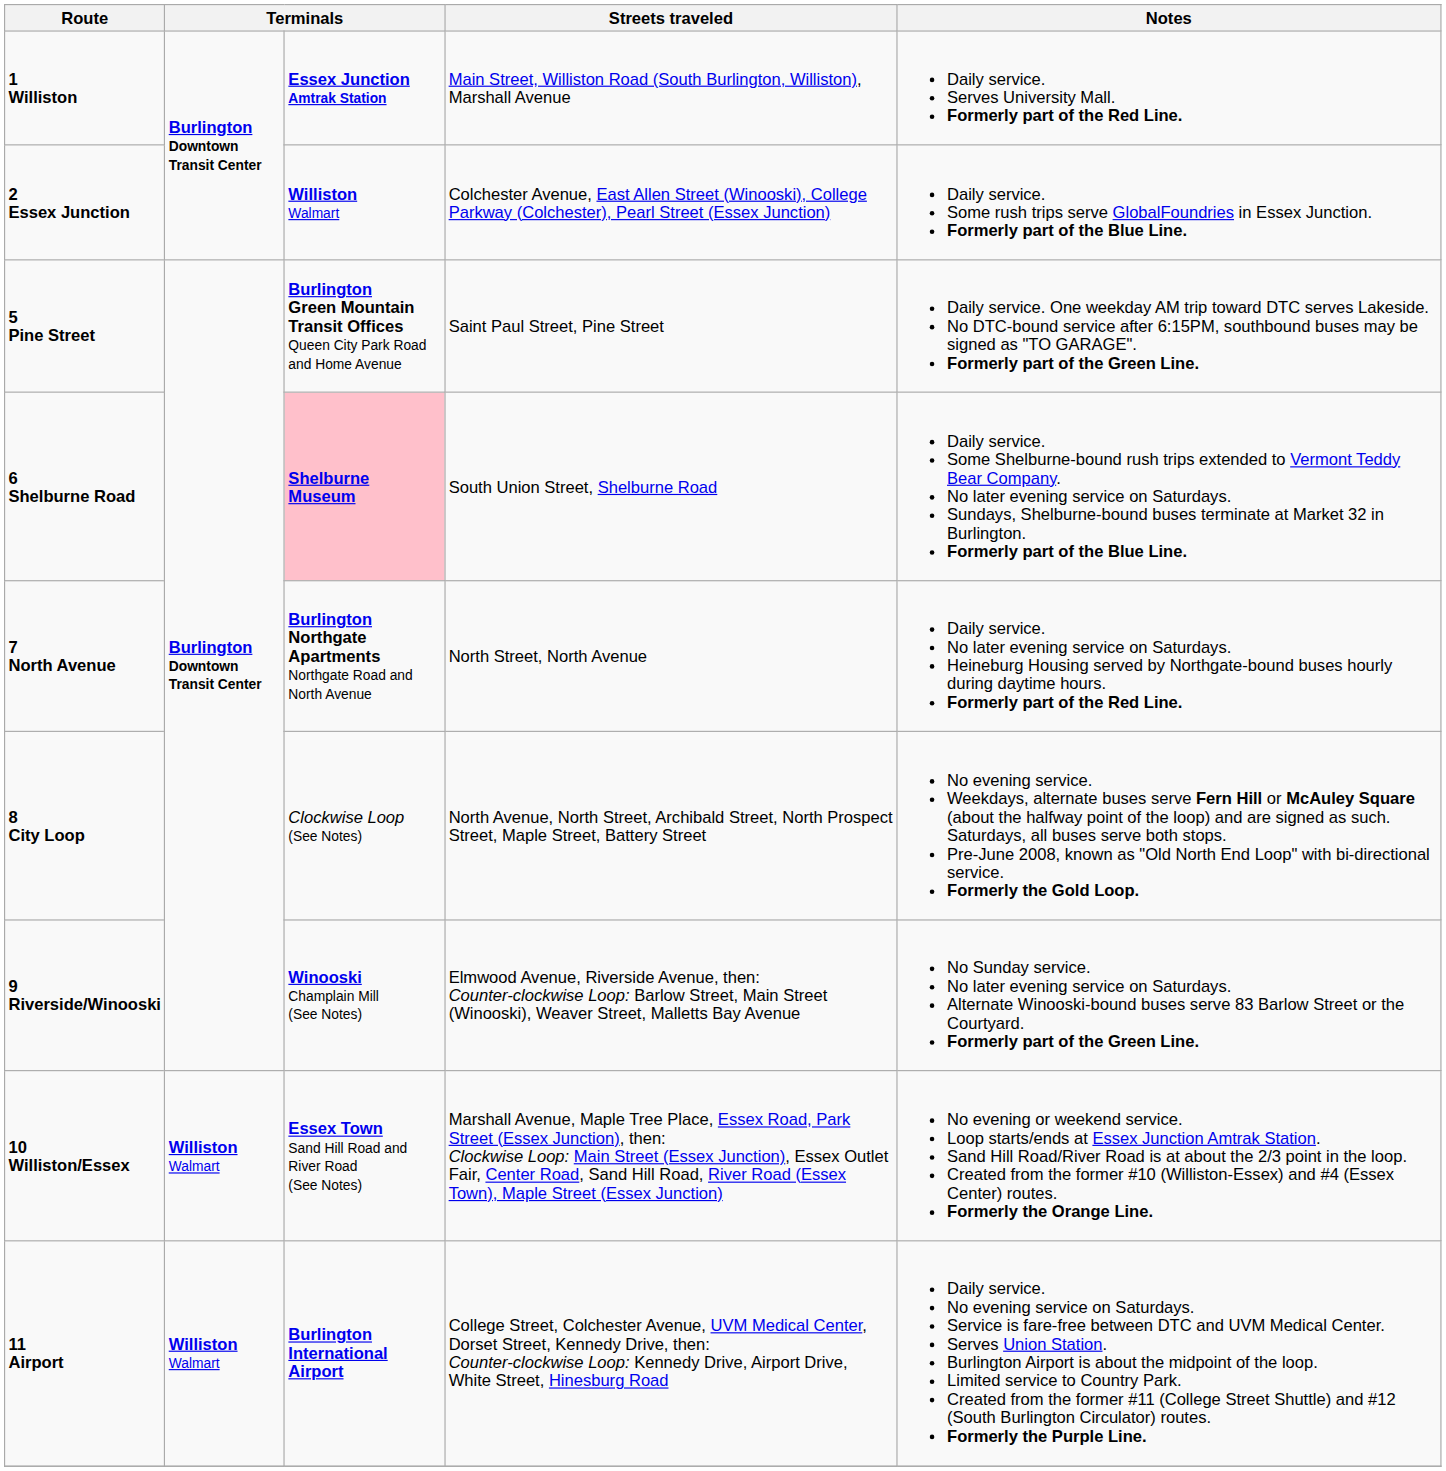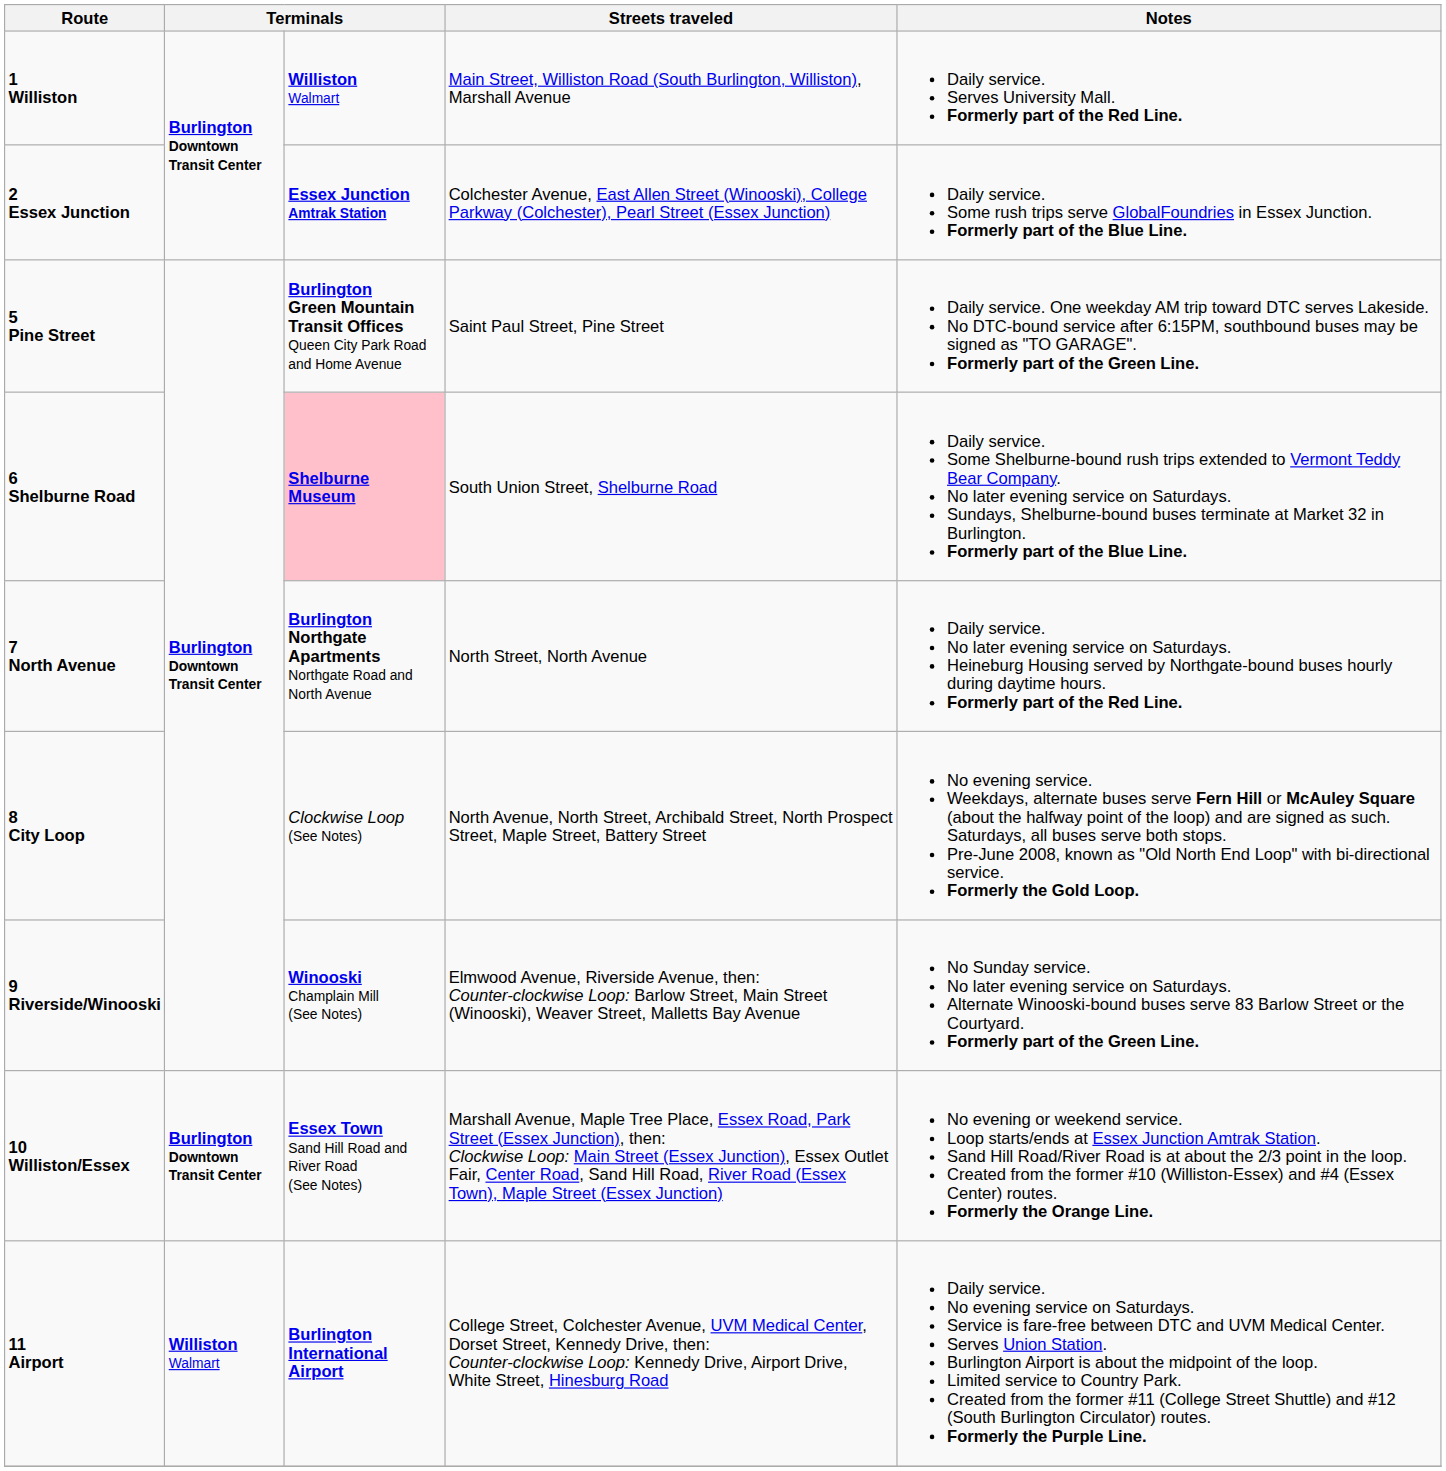(349, 88) Essex Junction Amtrak Station -> (323, 88) Williston Walmart
(323, 203) Williston Walmart -> (349, 203) Essex Junction Amtrak Station
(203, 1156) Williston Walmart -> (215, 1156) Burlington Downtown Transit Center
